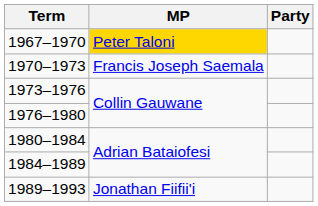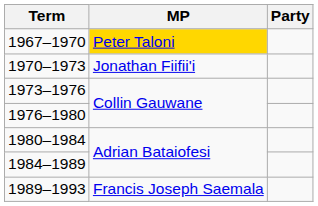(178, 66) Francis Joseph Saemala -> (144, 66) Jonathan Fiifii'i
(144, 189) Jonathan Fiifii'i -> (178, 189) Francis Joseph Saemala
